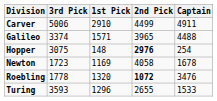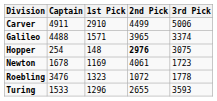columns swapped: (194, 11) <-> (68, 11)
(144, 63) 4058 -> (139, 63) 4061
(101, 77) 1320 -> (96, 77) 1323
(144, 77) bold -> (139, 77) normal
